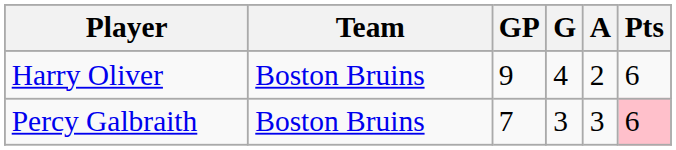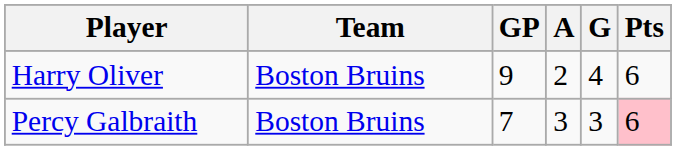columns swapped: (565, 27) <-> (600, 27)
